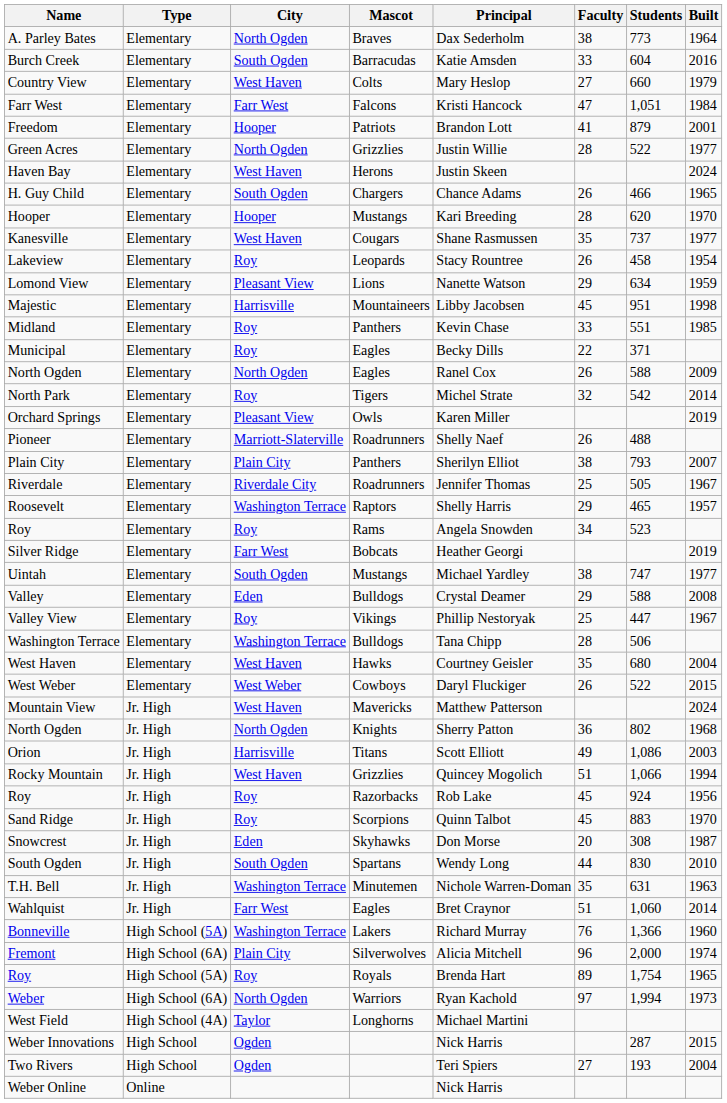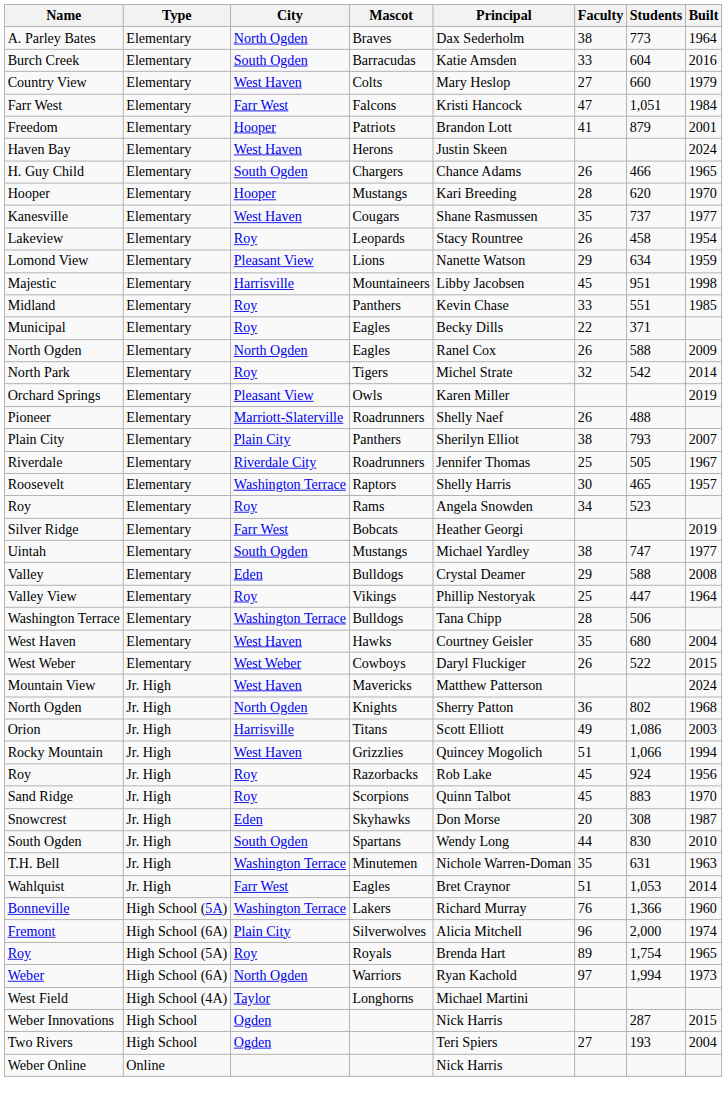- row: (43, 149)
(585, 506) 29 -> (585, 484) 30
(703, 618) 1967 -> (703, 596) 1964
(646, 908) 1,060 -> (646, 886) 1,053
